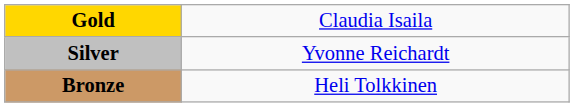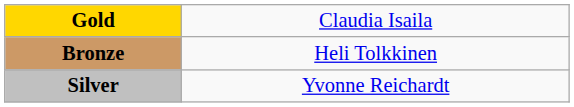rows swapped: (93, 53) <-> (93, 85)
